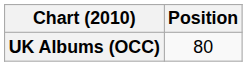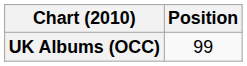(203, 46) 80 -> (203, 46) 99
